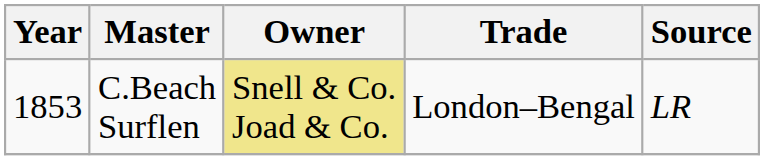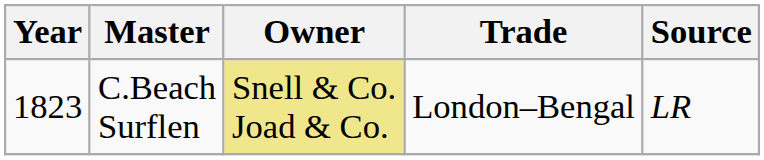(48, 106) 1853 -> (48, 106) 1823
